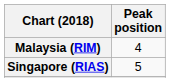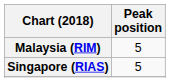(138, 47) 4 -> (138, 47) 5
